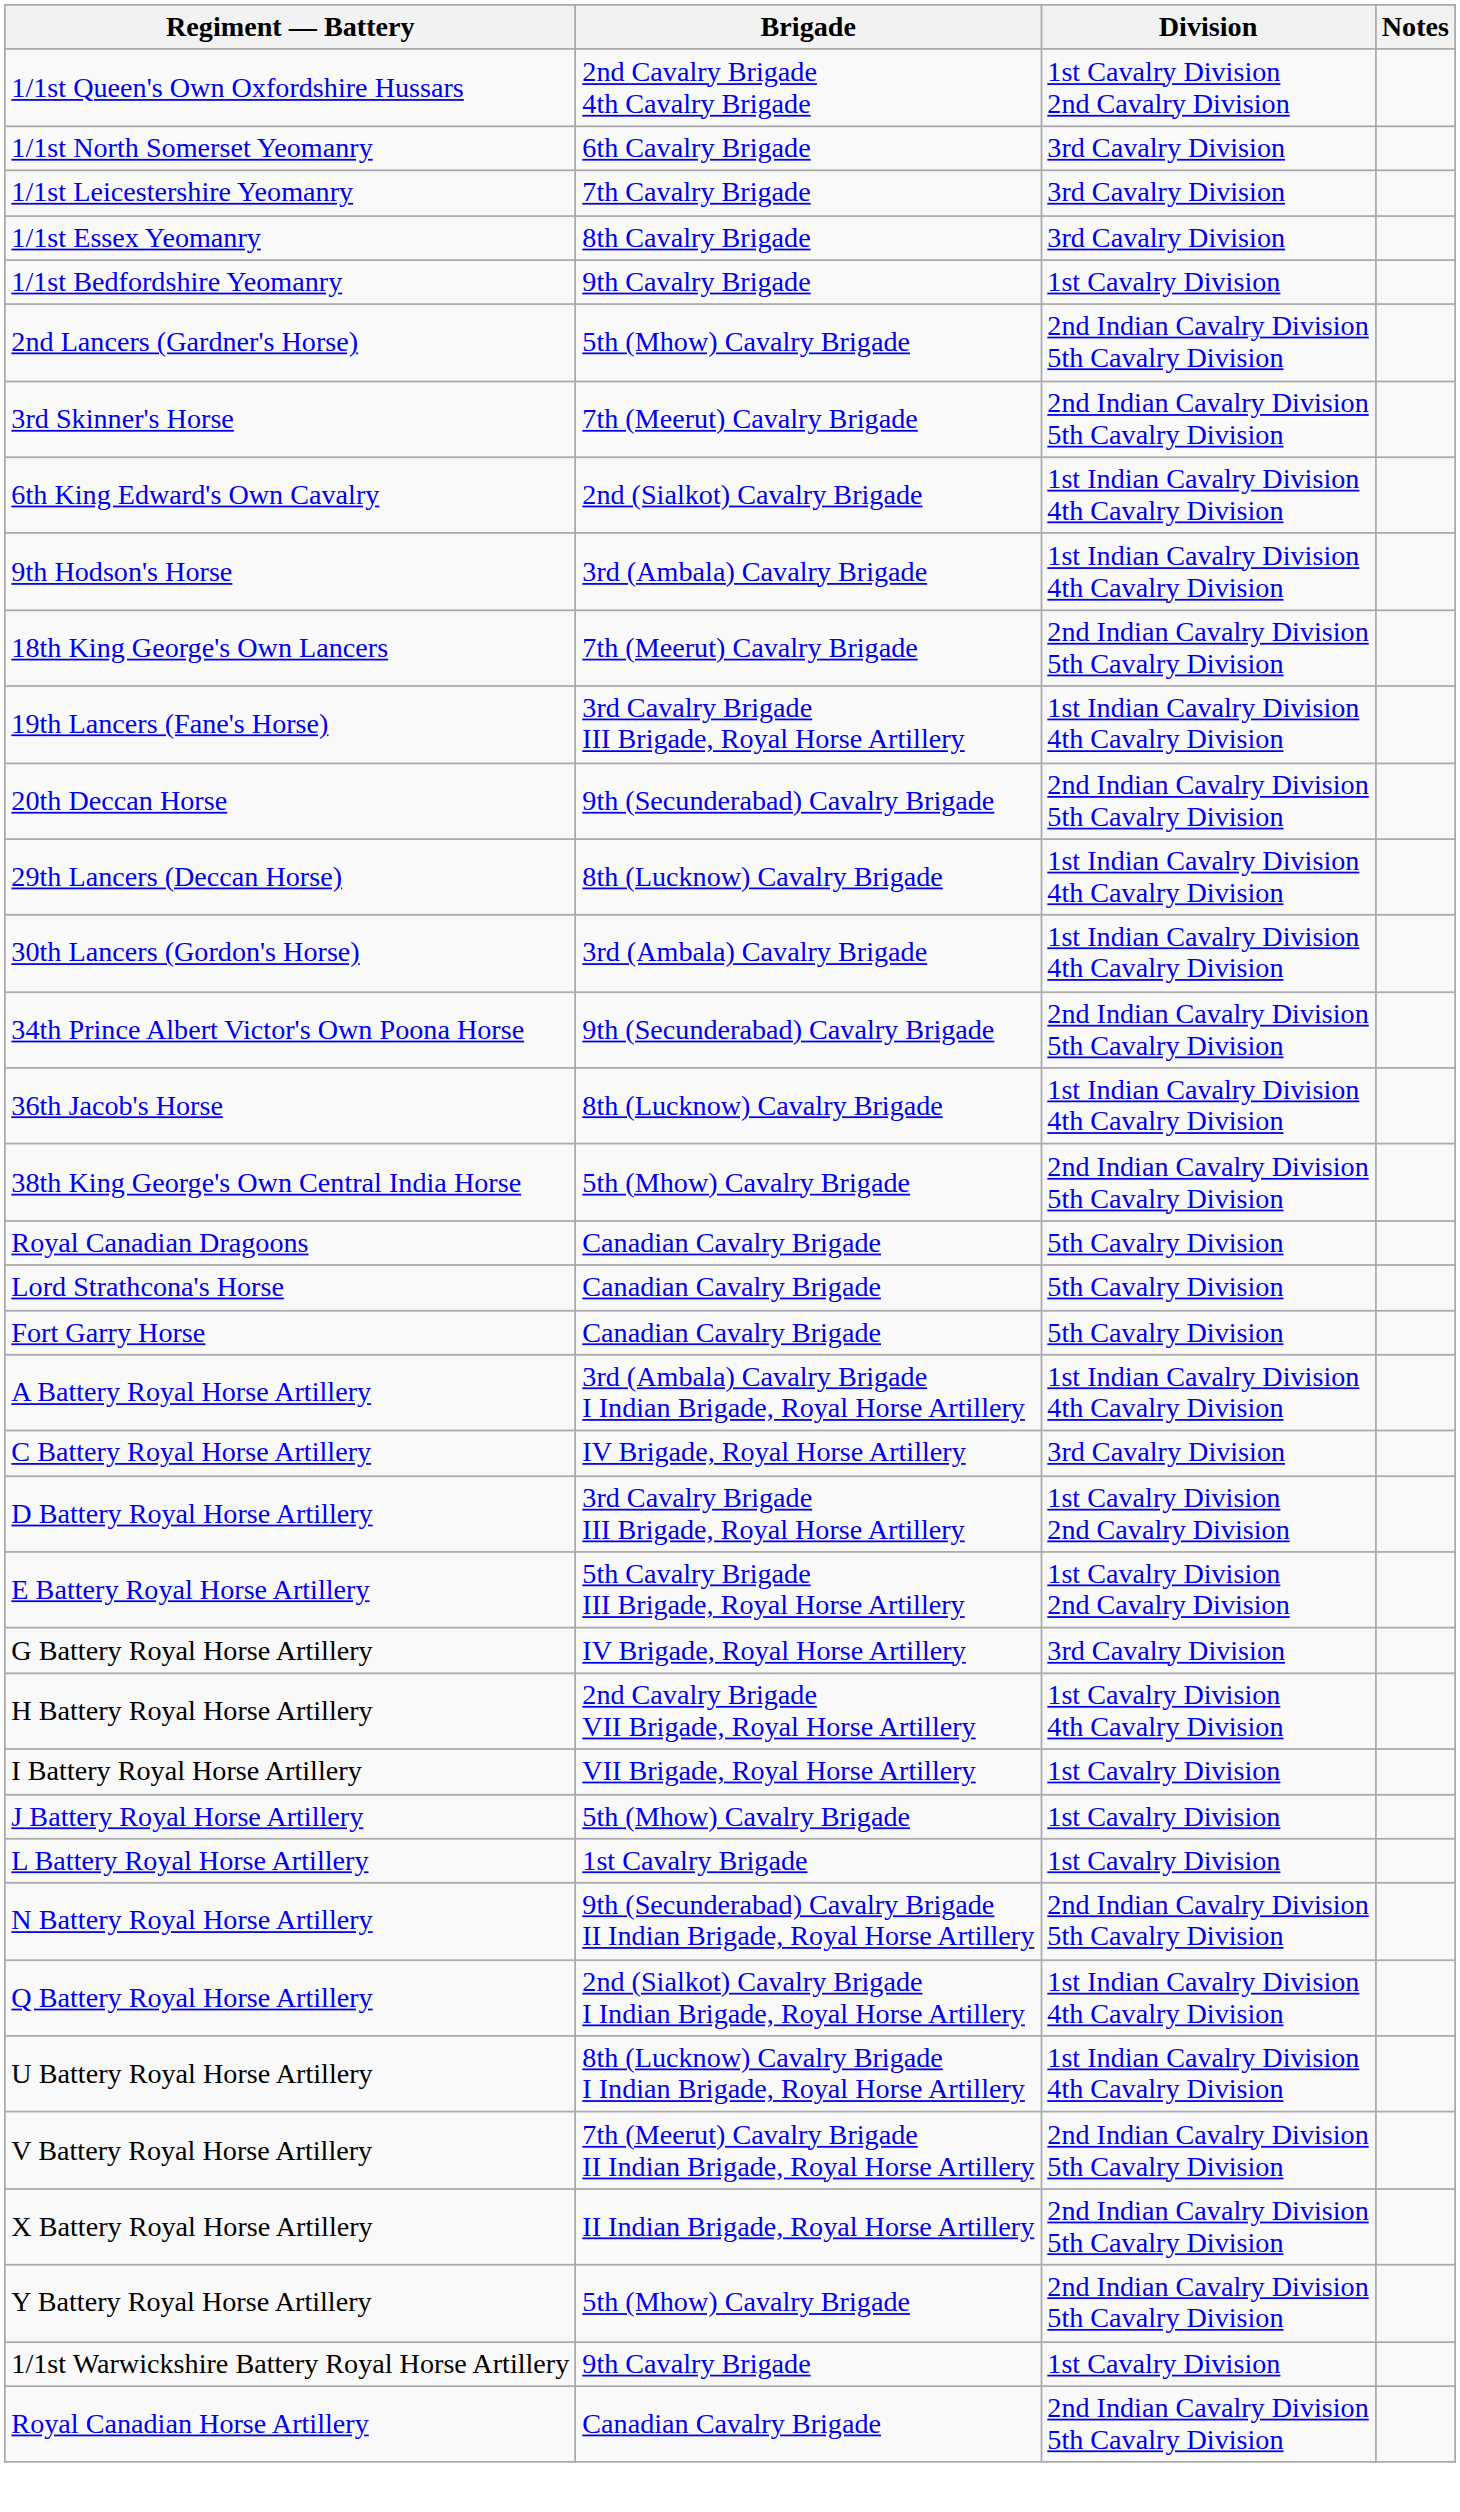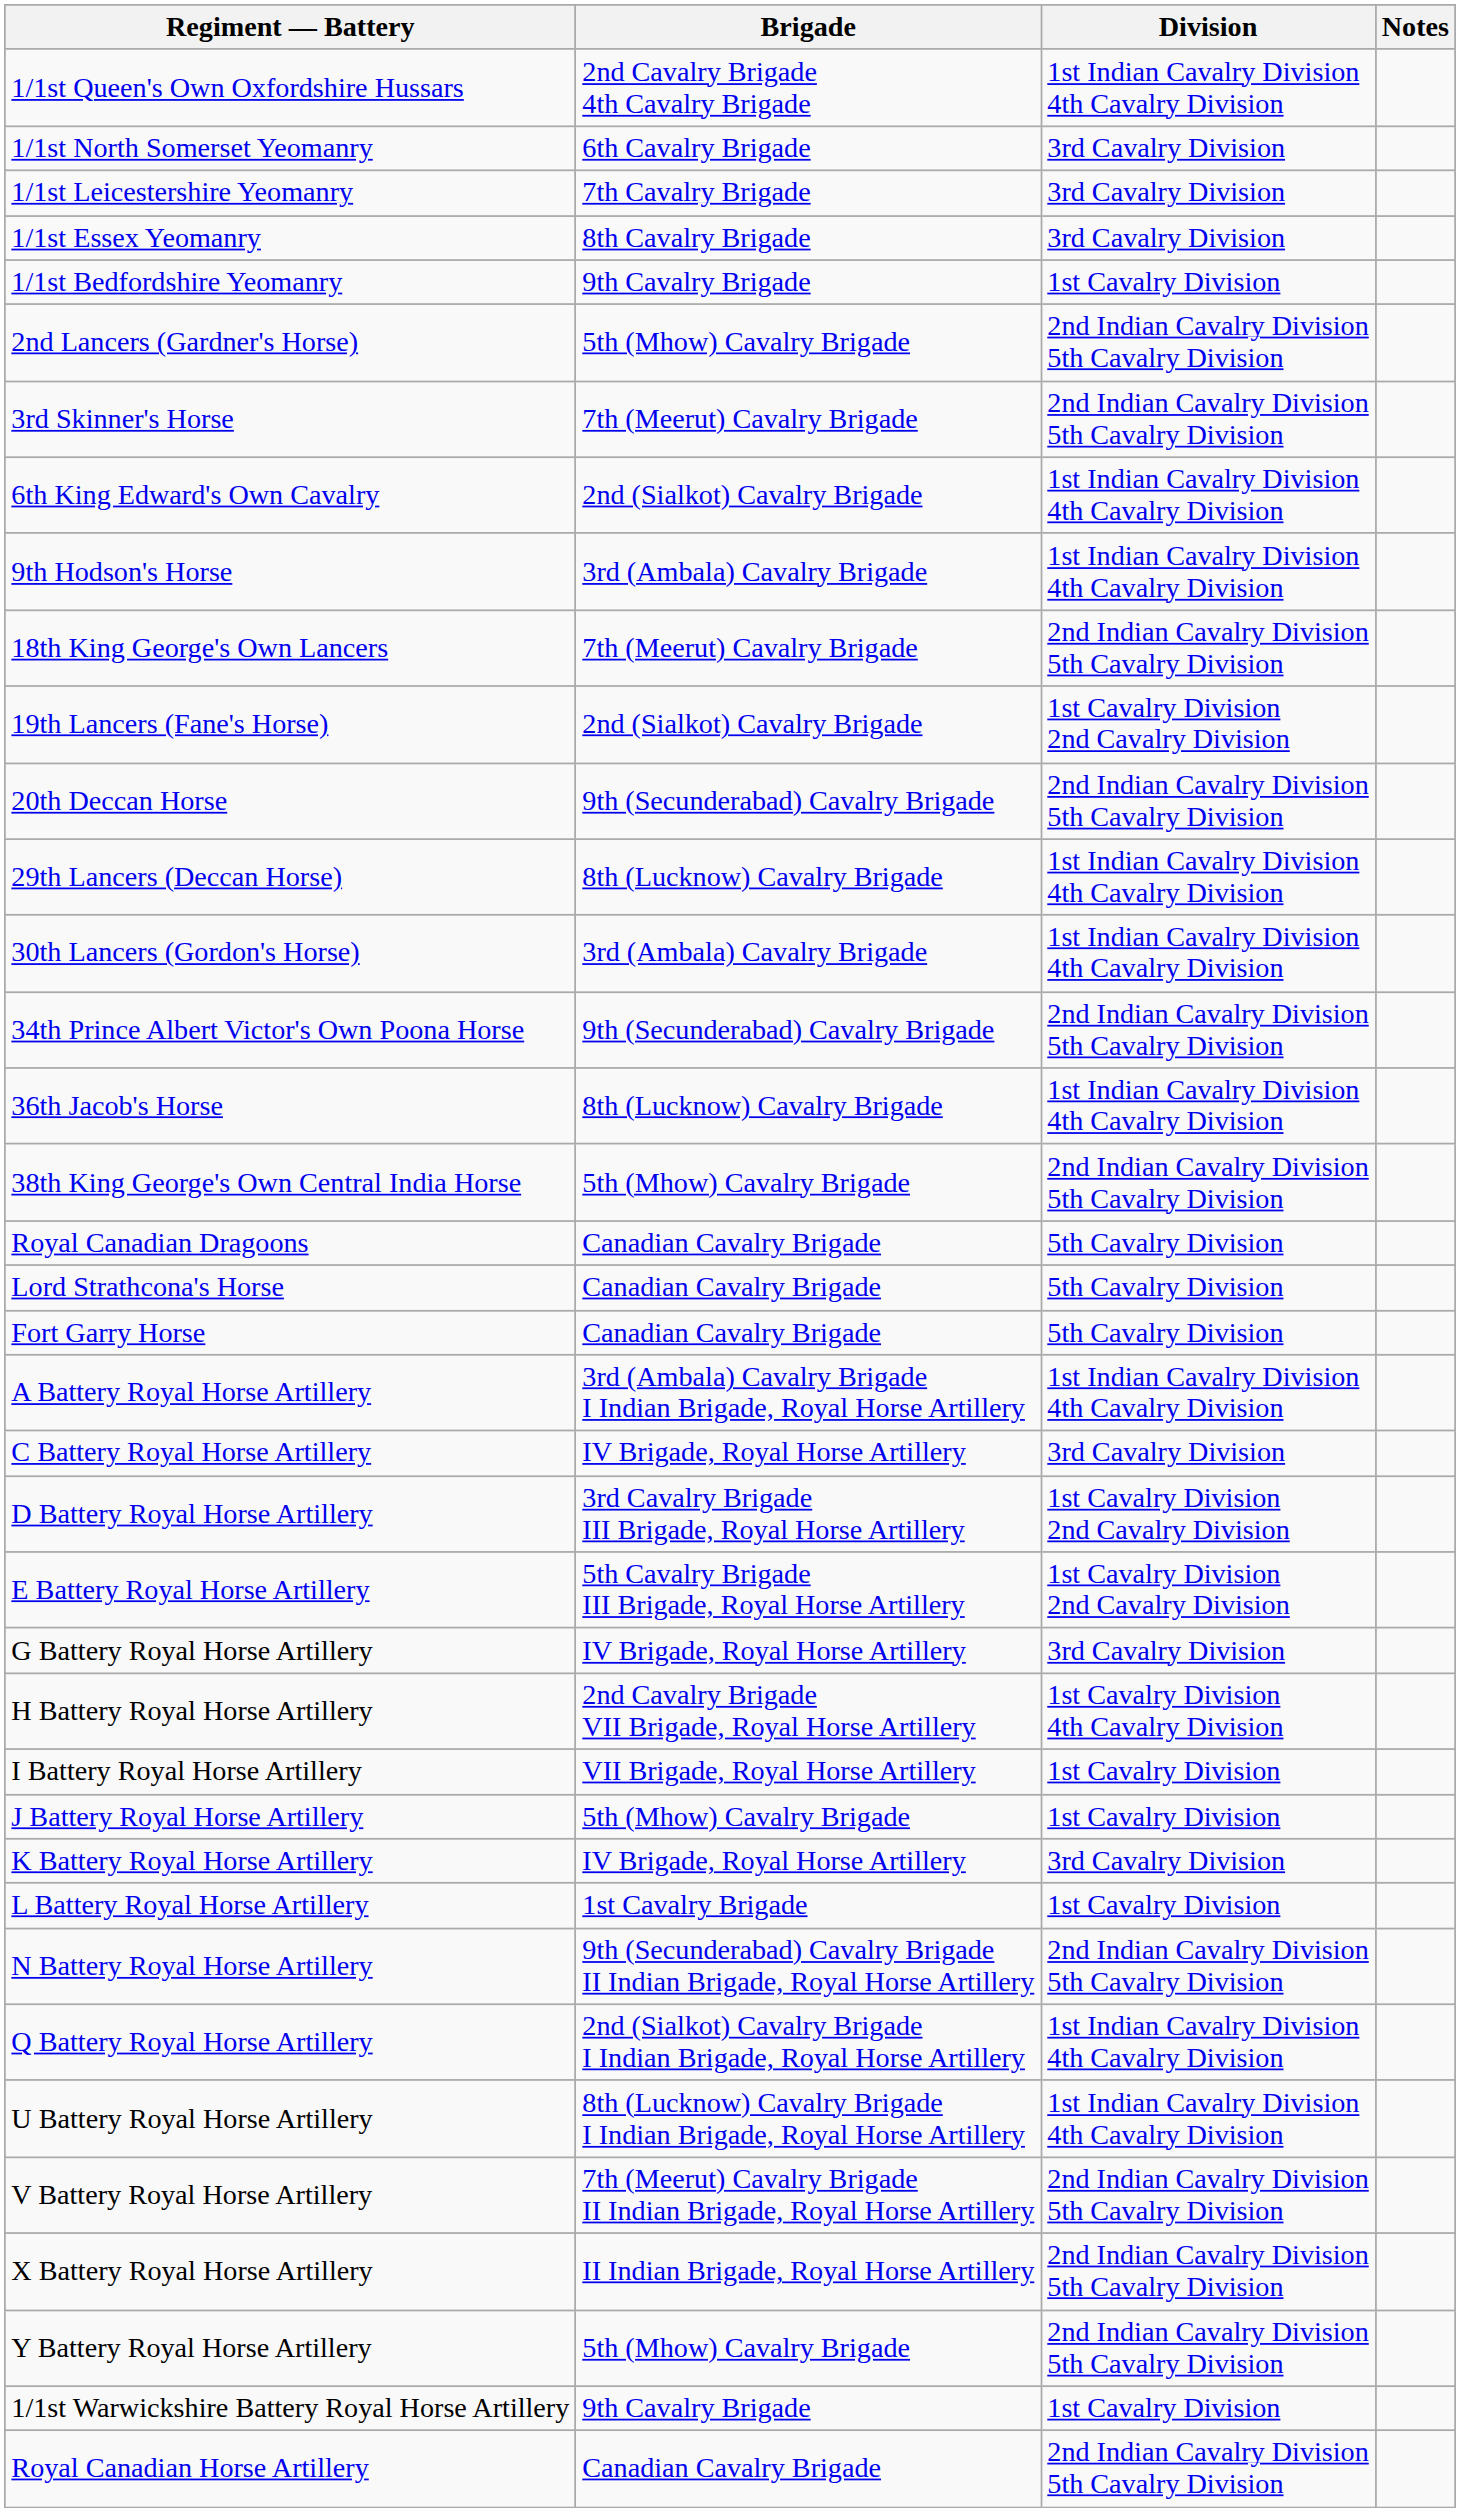(1169, 87) 1st Cavalry Division 2nd Cavalry Division -> (1203, 87) 1st Indian Cavalry Division 4th Cavalry Division
(774, 724) 3rd Cavalry Brigade III Brigade, Royal Horse Artillery -> (752, 724) 2nd (Sialkot) Cavalry Brigade
(1203, 724) 1st Indian Cavalry Division 4th Cavalry Division -> (1169, 724) 1st Cavalry Division 2nd Cavalry Division
+ row: (192, 1860)
